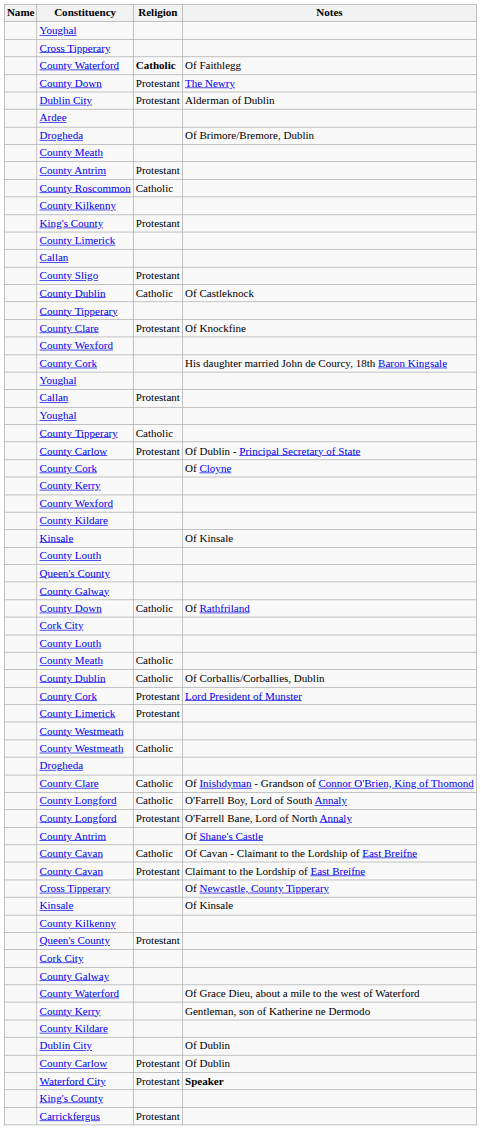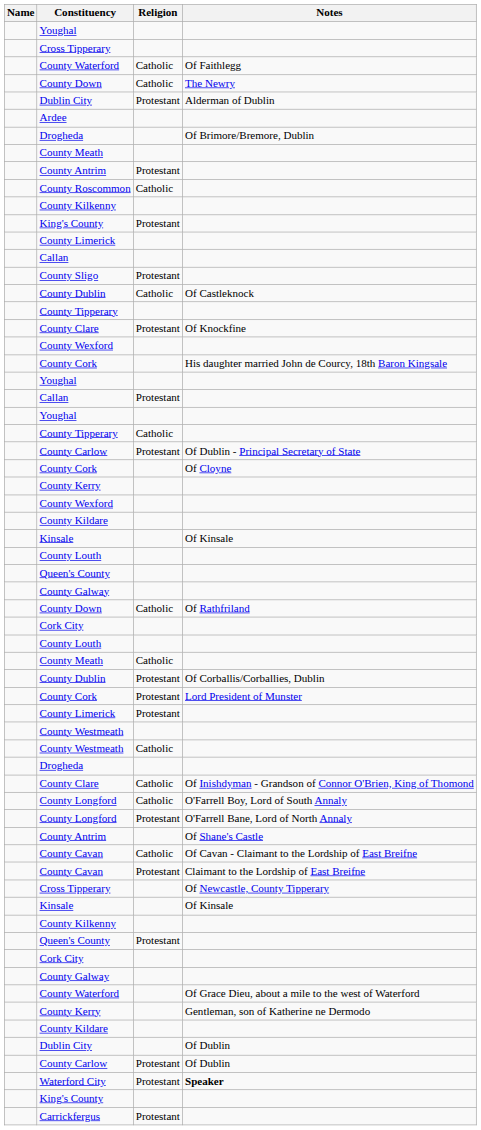(156, 65) bold -> (154, 65) normal
(158, 83) Protestant -> (154, 83) Catholic
(154, 678) Catholic -> (158, 678) Protestant
